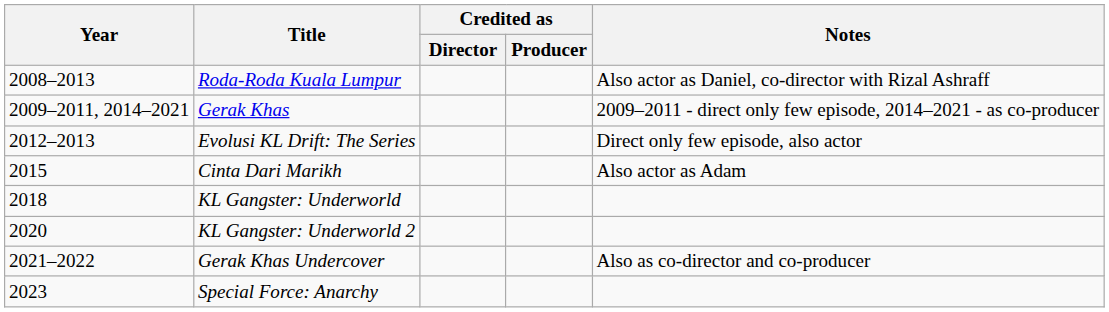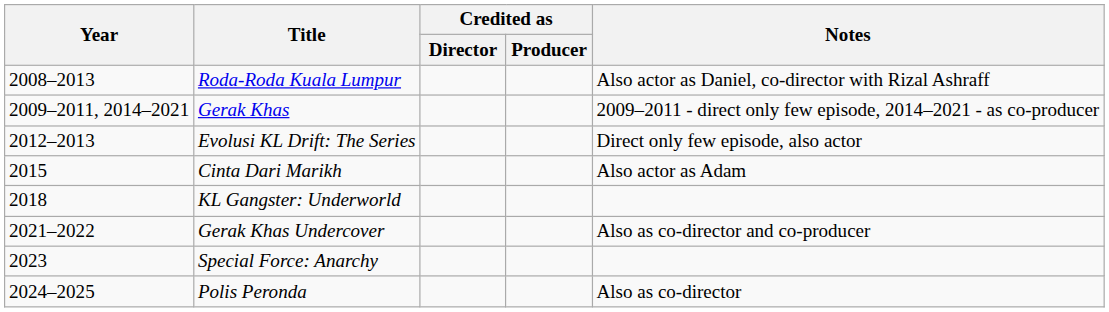- row: (306, 230)
+ row: (252, 291)
